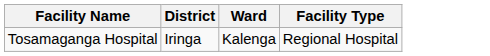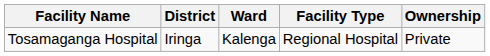+ column: (443, 16)
